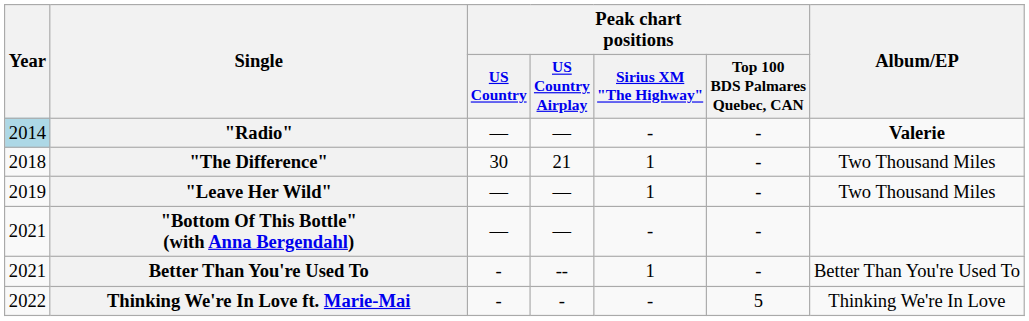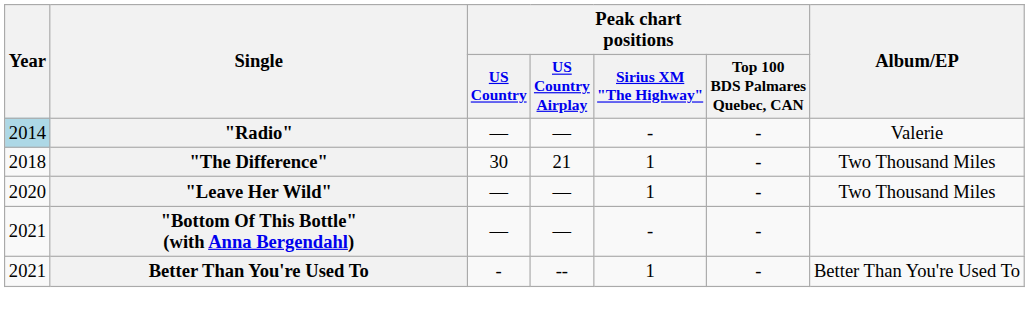(917, 132) bold -> (917, 132) normal
(27, 191) 2019 -> (27, 191) 2020
- row: (259, 300)
